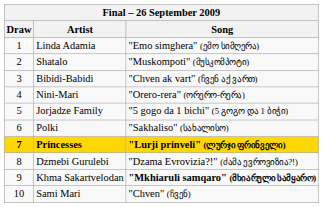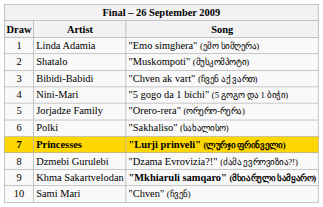(187, 95) "Orero-rera" (ორერო-რერა) -> (208, 95) "5 gogo da 1 bichi" (5 გოგო და 1 ბიჭი)
(208, 111) "5 gogo da 1 bichi" (5 გოგო და 1 ბიჭი) -> (187, 111) "Orero-rera" (ორერო-რერა)
